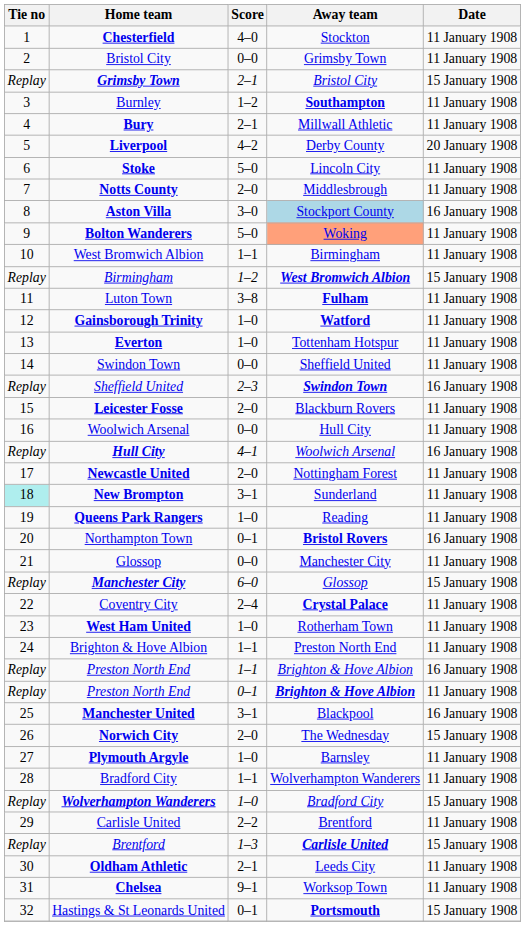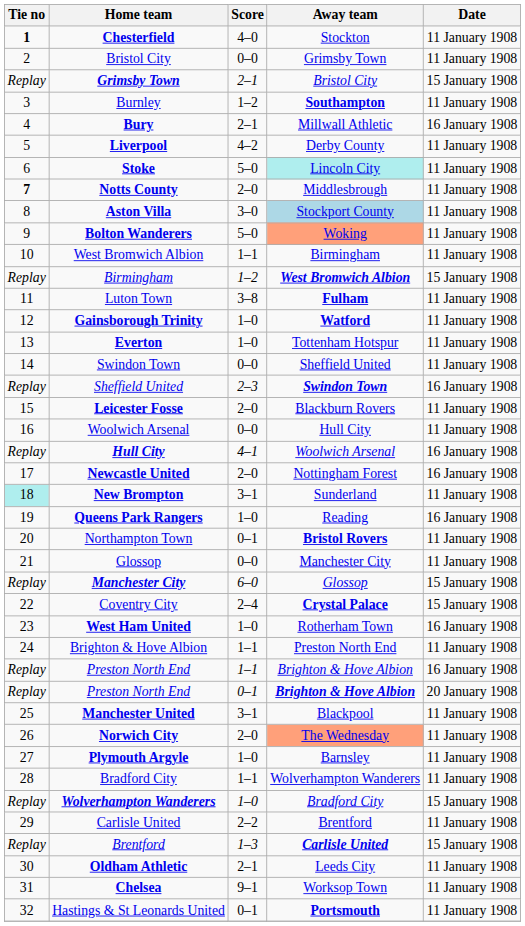(27, 37) normal -> (27, 37) bold
(472, 124) 11 January 1908 -> (472, 124) 16 January 1908
(472, 146) 20 January 1908 -> (472, 146) 11 January 1908
(345, 168) no background -> (345, 168) paleturquoise background
(27, 189) normal -> (27, 189) bold
(472, 211) 16 January 1908 -> (472, 211) 11 January 1908
(472, 473) 11 January 1908 -> (472, 473) 16 January 1908
(472, 517) 11 January 1908 -> (472, 517) 16 January 1908
(472, 539) 16 January 1908 -> (472, 539) 11 January 1908
(472, 604) 11 January 1908 -> (472, 604) 15 January 1908
(472, 626) 11 January 1908 -> (472, 626) 16 January 1908
(472, 691) 11 January 1908 -> (472, 691) 20 January 1908
(472, 713) 16 January 1908 -> (472, 713) 11 January 1908
(345, 735) no background -> (345, 735) lightsalmon background
(472, 735) 15 January 1908 -> (472, 735) 11 January 1908
(472, 910) 15 January 1908 -> (472, 910) 11 January 1908
